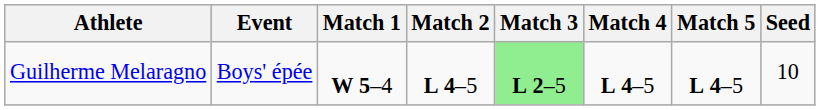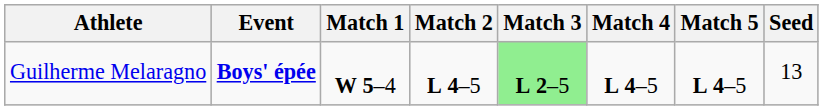(265, 72) normal -> (266, 72) bold
(788, 72) 10 -> (791, 72) 13
